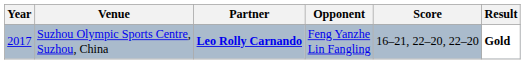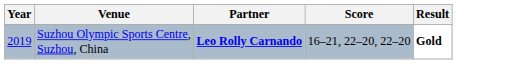- column: (339, 14)
(19, 41) 2017 -> (19, 41) 2019
